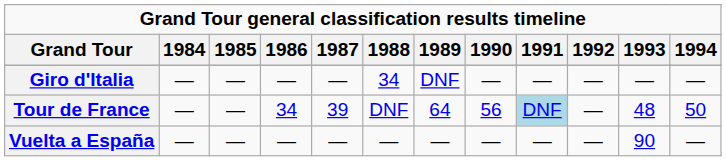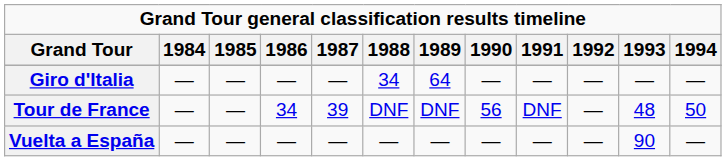(440, 79) DNF -> (440, 79) 64
(440, 110) 64 -> (440, 110) DNF
(542, 110) lightblue background -> (542, 110) no background
